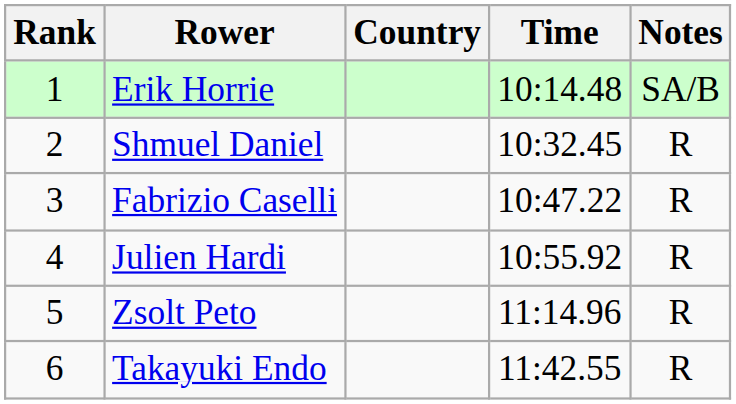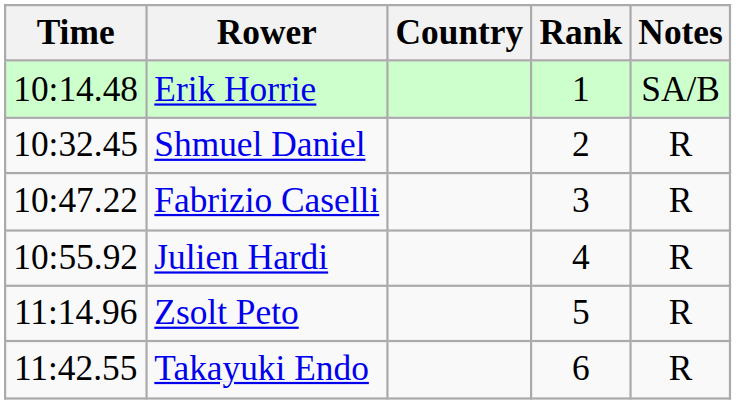columns swapped: (55, 32) <-> (560, 32)
